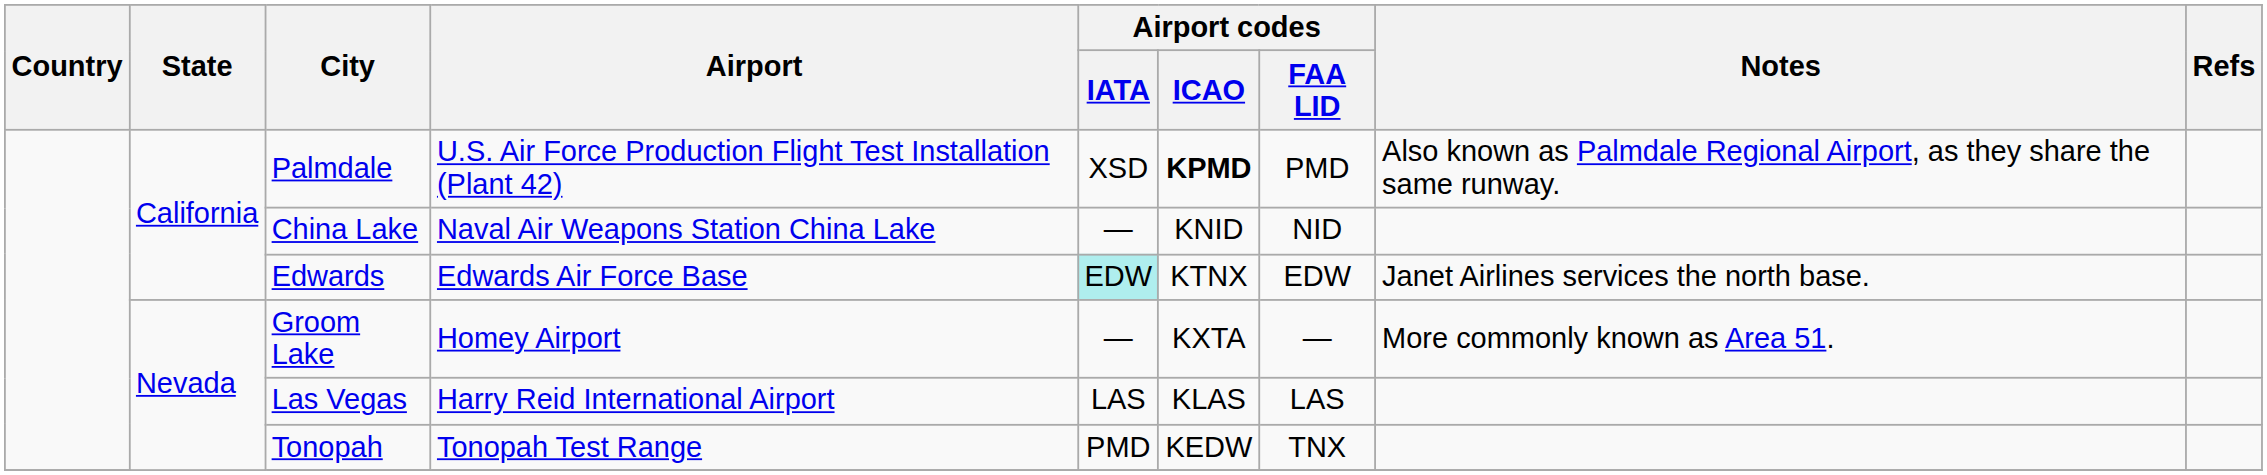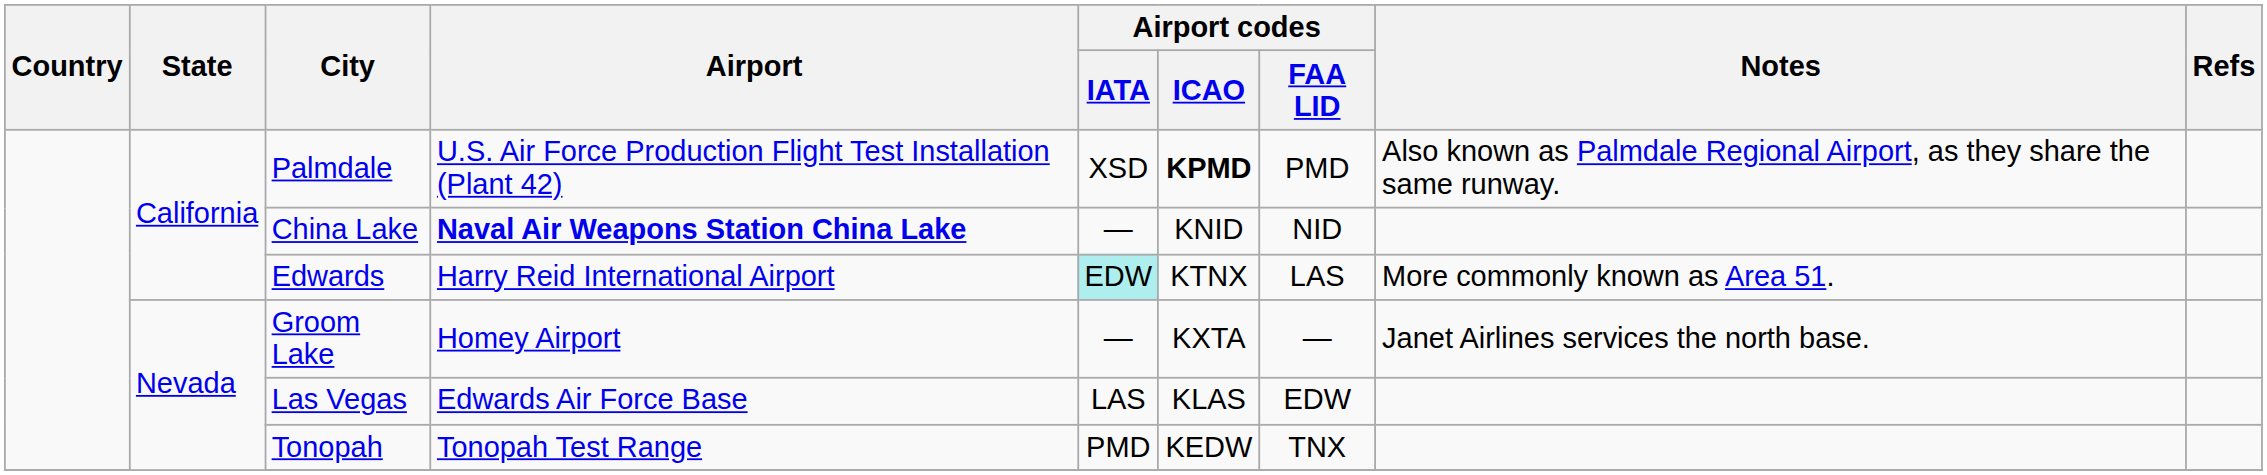(686, 230) normal -> (702, 230) bold
(592, 276) Edwards Air Force Base -> (636, 276) Harry Reid International Airport
(1317, 276) EDW -> (1317, 276) LAS
(1626, 276) Janet Airlines services the north base. -> (1608, 276) More commonly known as Area 51.
(1608, 338) More commonly known as Area 51. -> (1626, 338) Janet Airlines services the north base.
(636, 400) Harry Reid International Airport -> (592, 400) Edwards Air Force Base
(1317, 400) LAS -> (1317, 400) EDW
